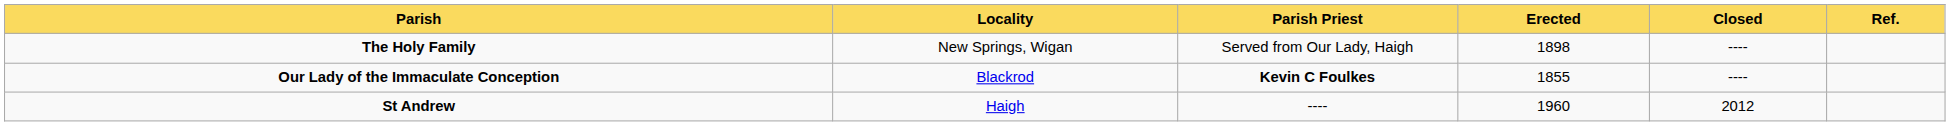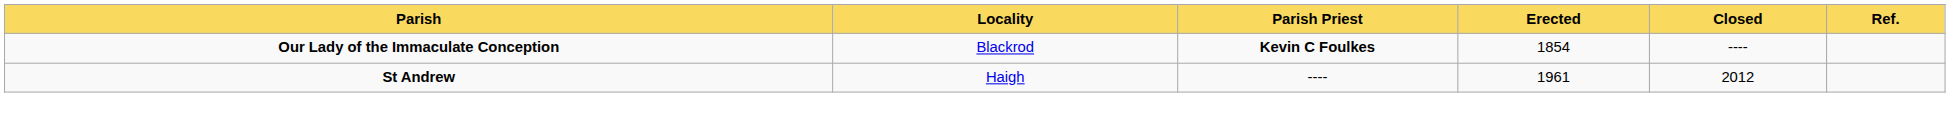- row: (419, 48)
(1553, 77) 1855 -> (1553, 48) 1854
(1553, 106) 1960 -> (1553, 77) 1961
